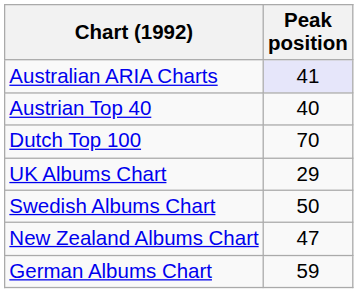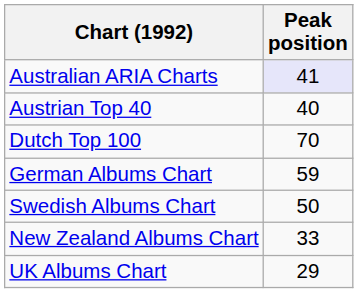rows swapped: (111, 271) <-> (88, 173)
(308, 238) 47 -> (308, 238) 33
